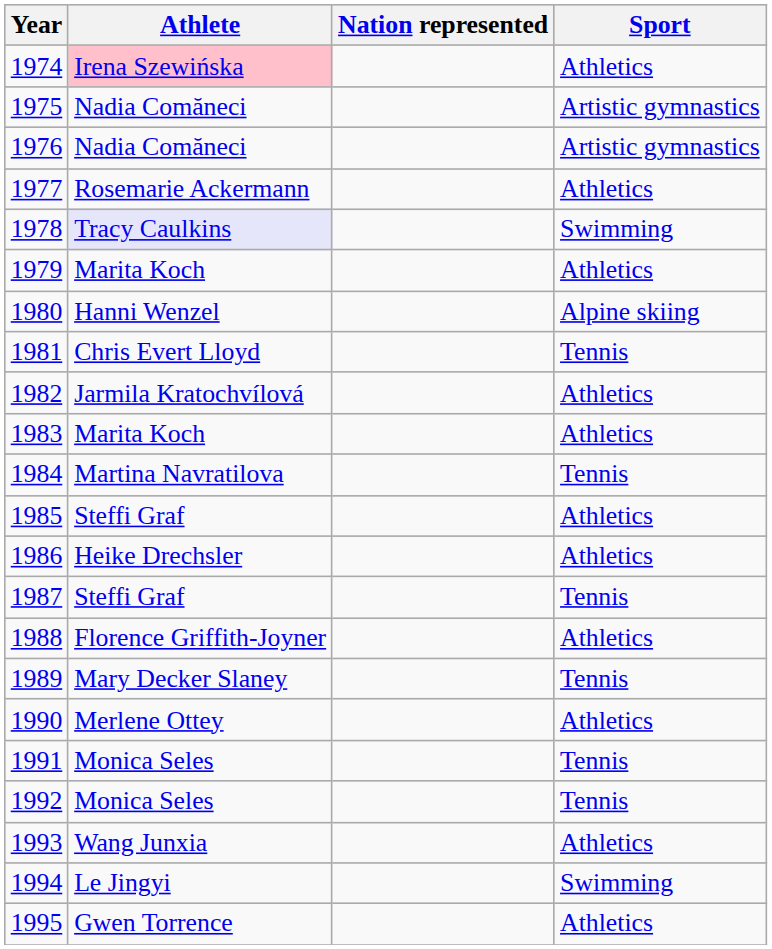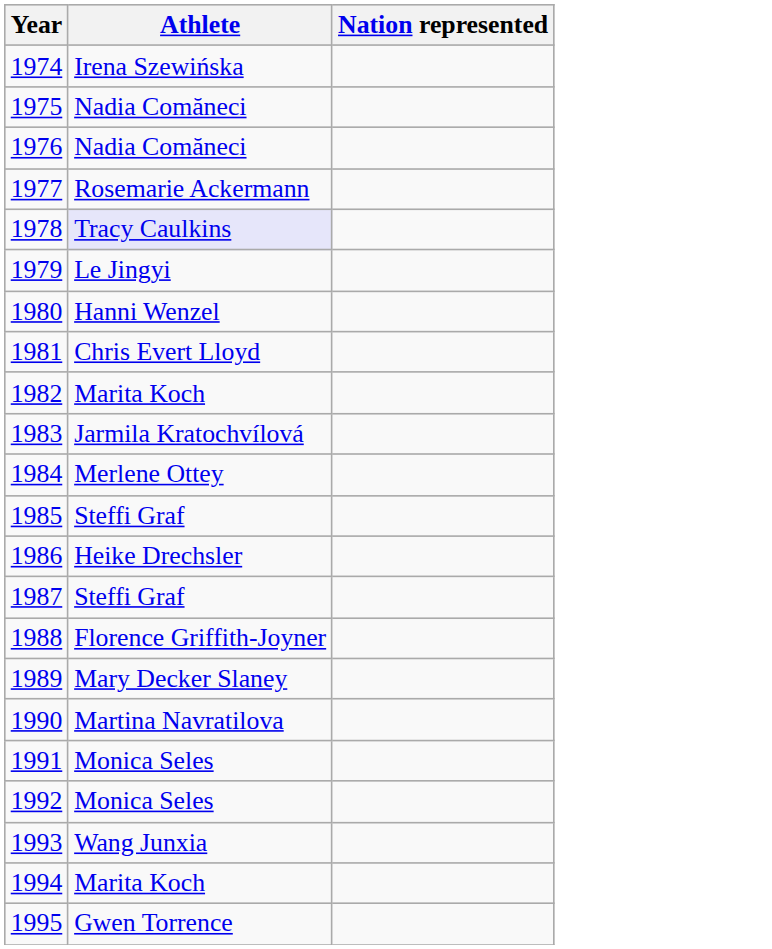- column: (660, 24)
(159, 65) pink background -> (159, 65) no background
(140, 270) Marita Koch -> (122, 270) Le Jingyi
(189, 392) Jarmila Kratochvílová -> (140, 392) Marita Koch
(140, 433) Marita Koch -> (189, 433) Jarmila Kratochvílová
(179, 474) Martina Navratilova -> (149, 474) Merlene Ottey
(149, 719) Merlene Ottey -> (179, 719) Martina Navratilova
(122, 882) Le Jingyi -> (140, 882) Marita Koch
